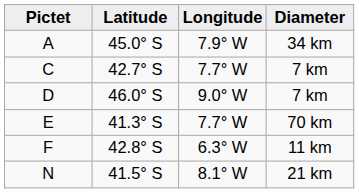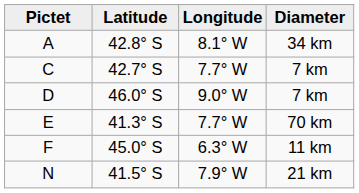(135, 43) 45.0° S -> (135, 43) 42.8° S
(223, 43) 7.9° W -> (223, 43) 8.1° W
(135, 148) 42.8° S -> (135, 148) 45.0° S
(223, 174) 8.1° W -> (223, 174) 7.9° W
